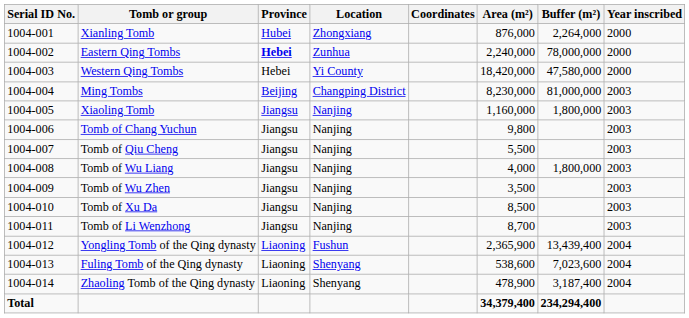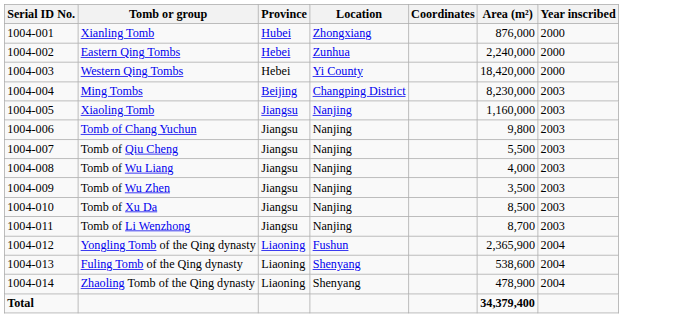- column: (571, 14)
(277, 52) bold -> (276, 52) normal
